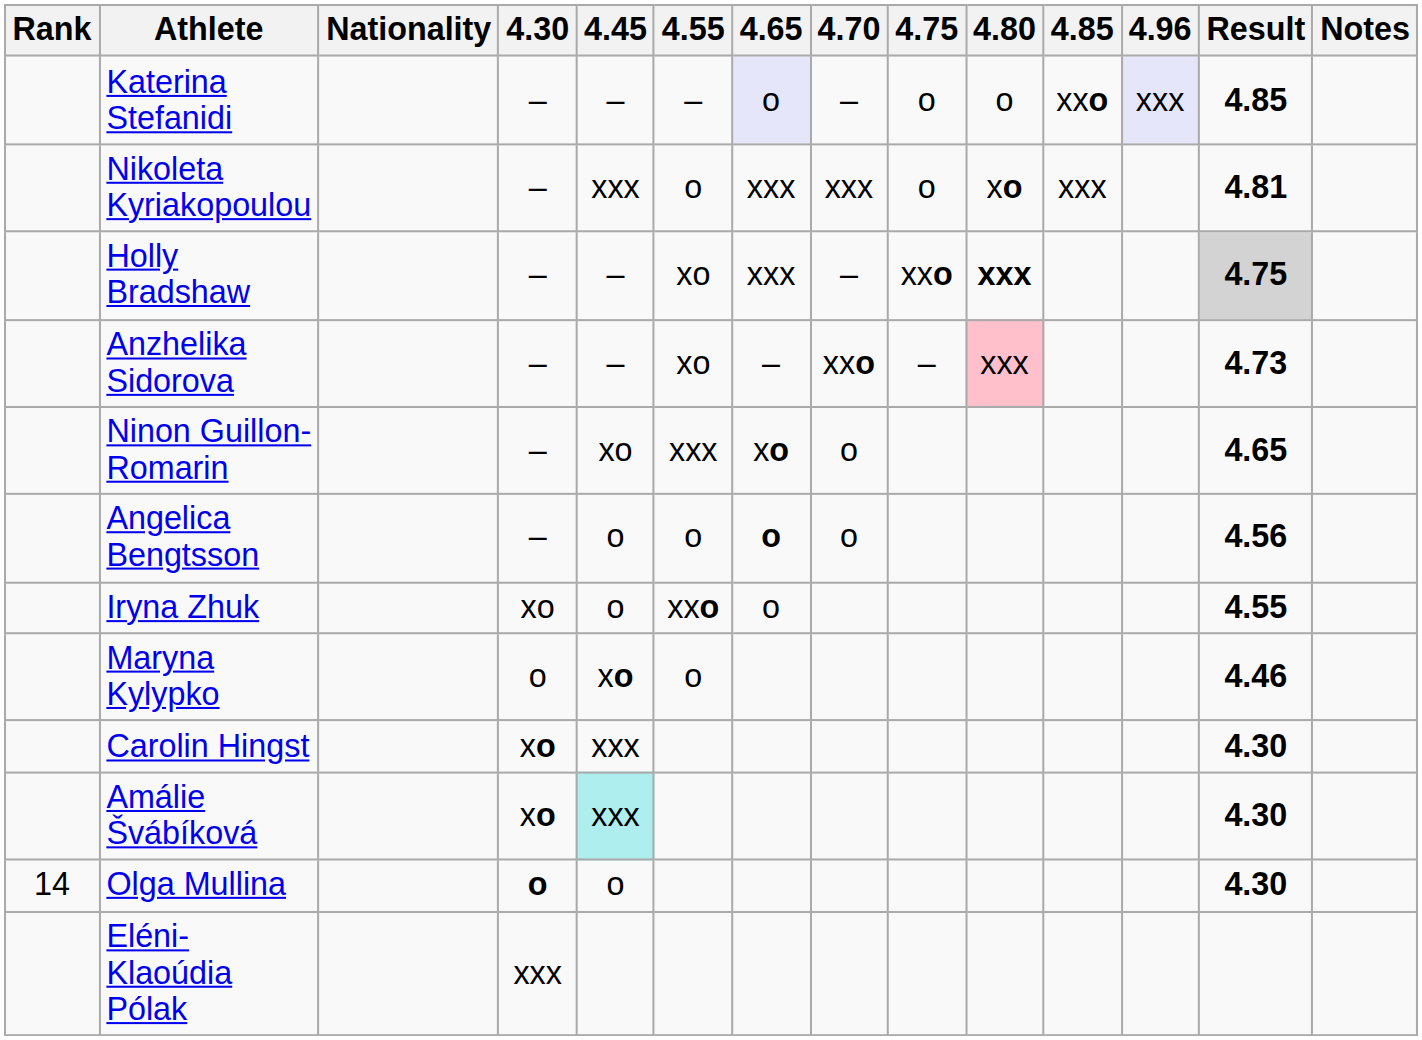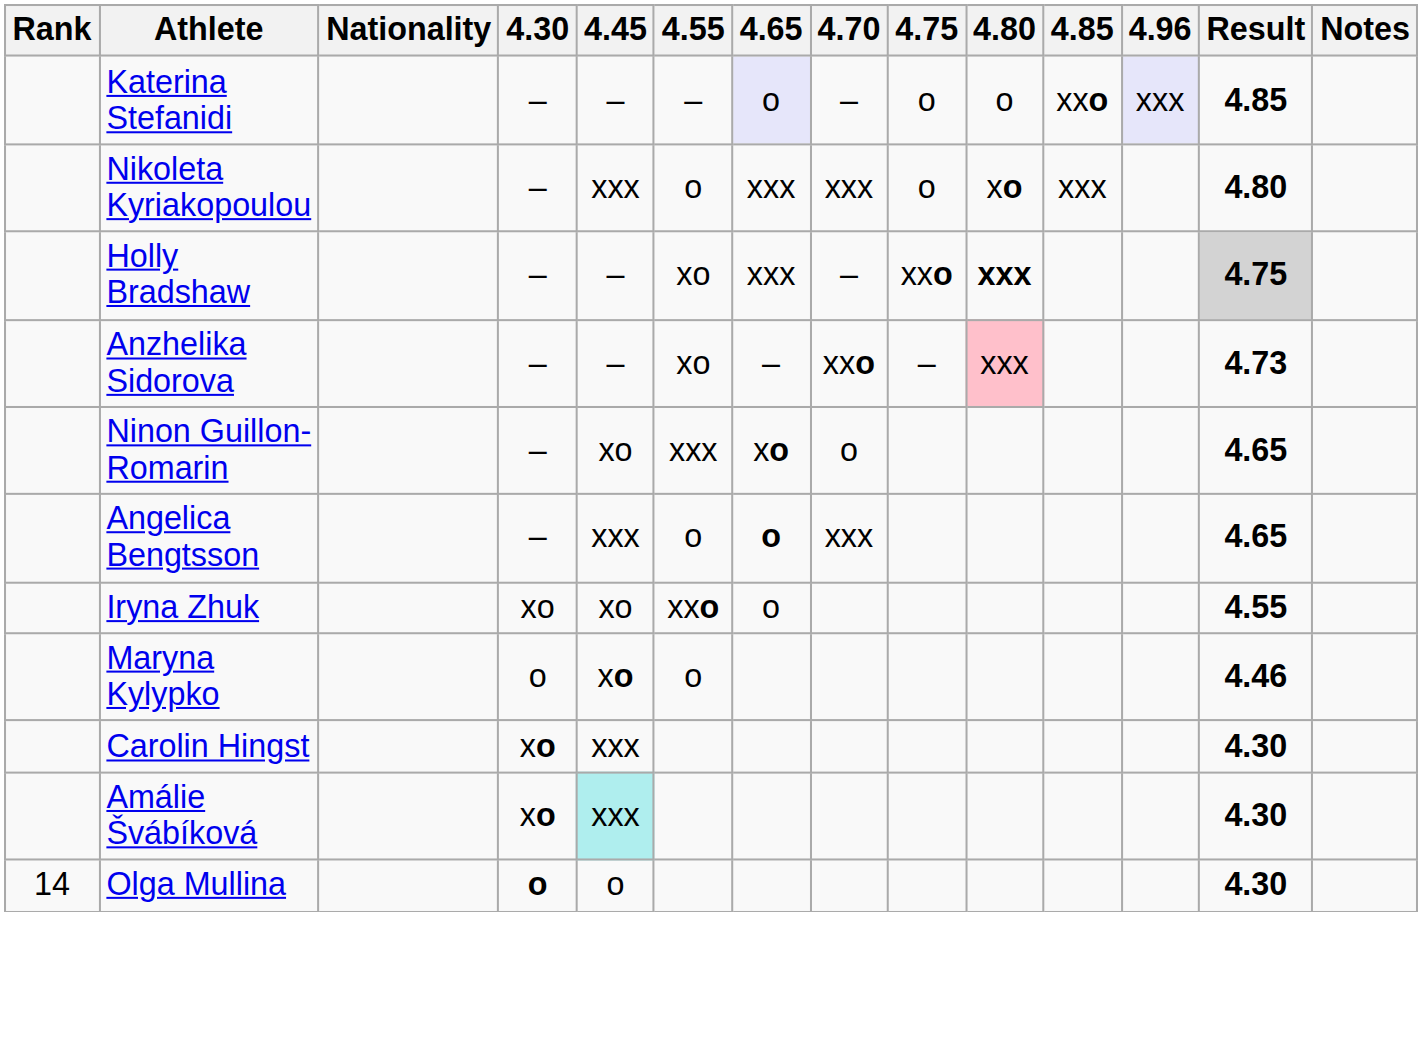(1256, 187) 4.81 -> (1256, 187) 4.80
(615, 537) o -> (615, 537) xxx
(849, 537) o -> (849, 537) xxx
(1256, 537) 4.56 -> (1256, 537) 4.65
(615, 607) o -> (615, 607) xo
- row: (169, 972)
